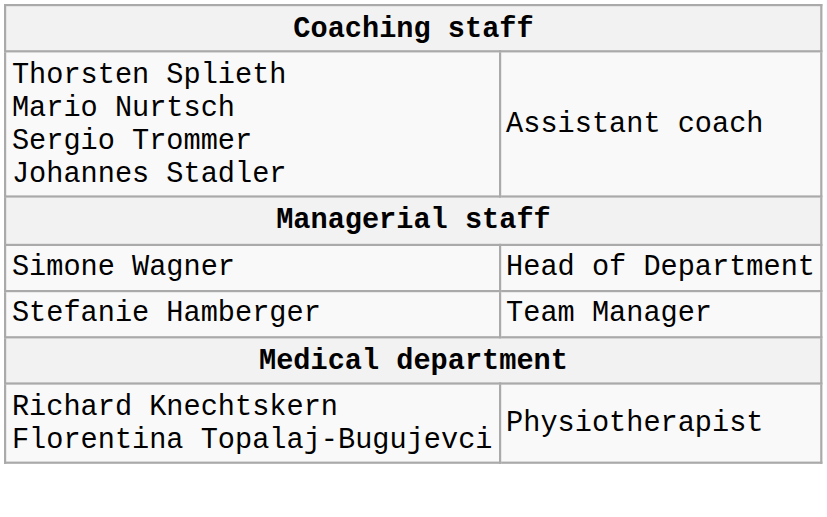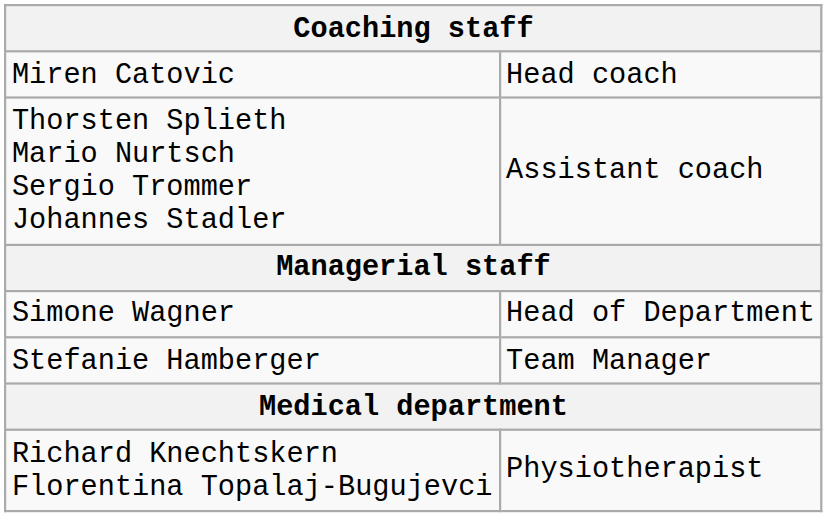+ row: (123, 75)
